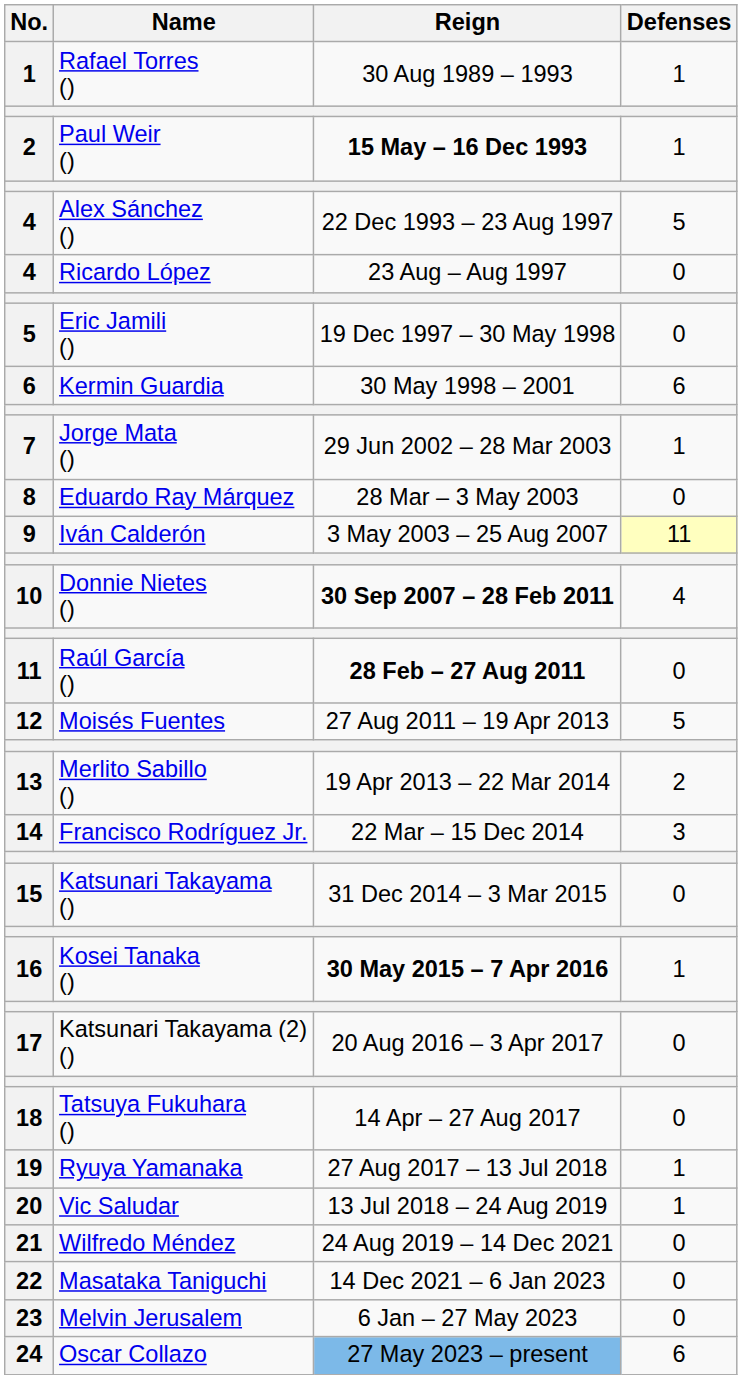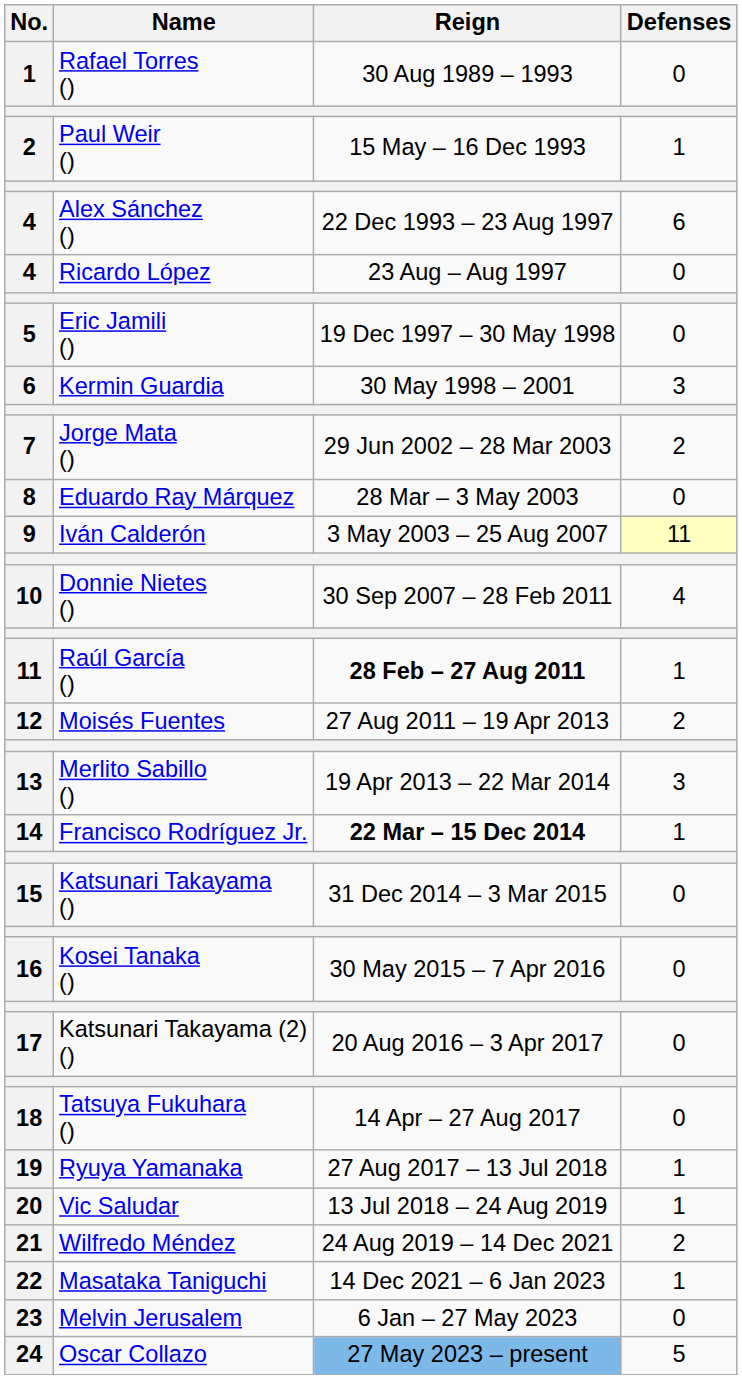(679, 73) 1 -> (679, 73) 0
(467, 148) bold -> (467, 148) normal
(679, 222) 5 -> (679, 222) 6
(679, 385) 6 -> (679, 385) 3
(679, 446) 1 -> (679, 446) 2
(467, 595) bold -> (467, 595) normal
(679, 670) 0 -> (679, 670) 1
(679, 721) 5 -> (679, 721) 2
(679, 782) 2 -> (679, 782) 3
(467, 832) normal -> (467, 832) bold
(679, 832) 3 -> (679, 832) 1
(467, 968) bold -> (467, 968) normal
(679, 968) 1 -> (679, 968) 0
(679, 1243) 0 -> (679, 1243) 2
(679, 1280) 0 -> (679, 1280) 1
(679, 1355) 6 -> (679, 1355) 5
